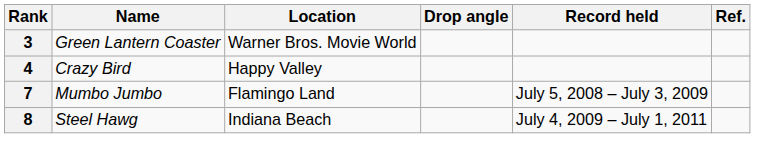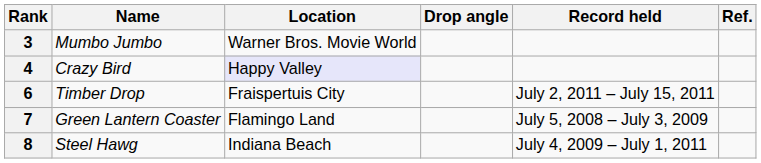(138, 42) Green Lantern Coaster -> (109, 42) Mumbo Jumbo
(275, 68) no background -> (275, 68) lavender background
+ row: (28, 94)
(109, 94) Mumbo Jumbo -> (138, 119) Green Lantern Coaster
